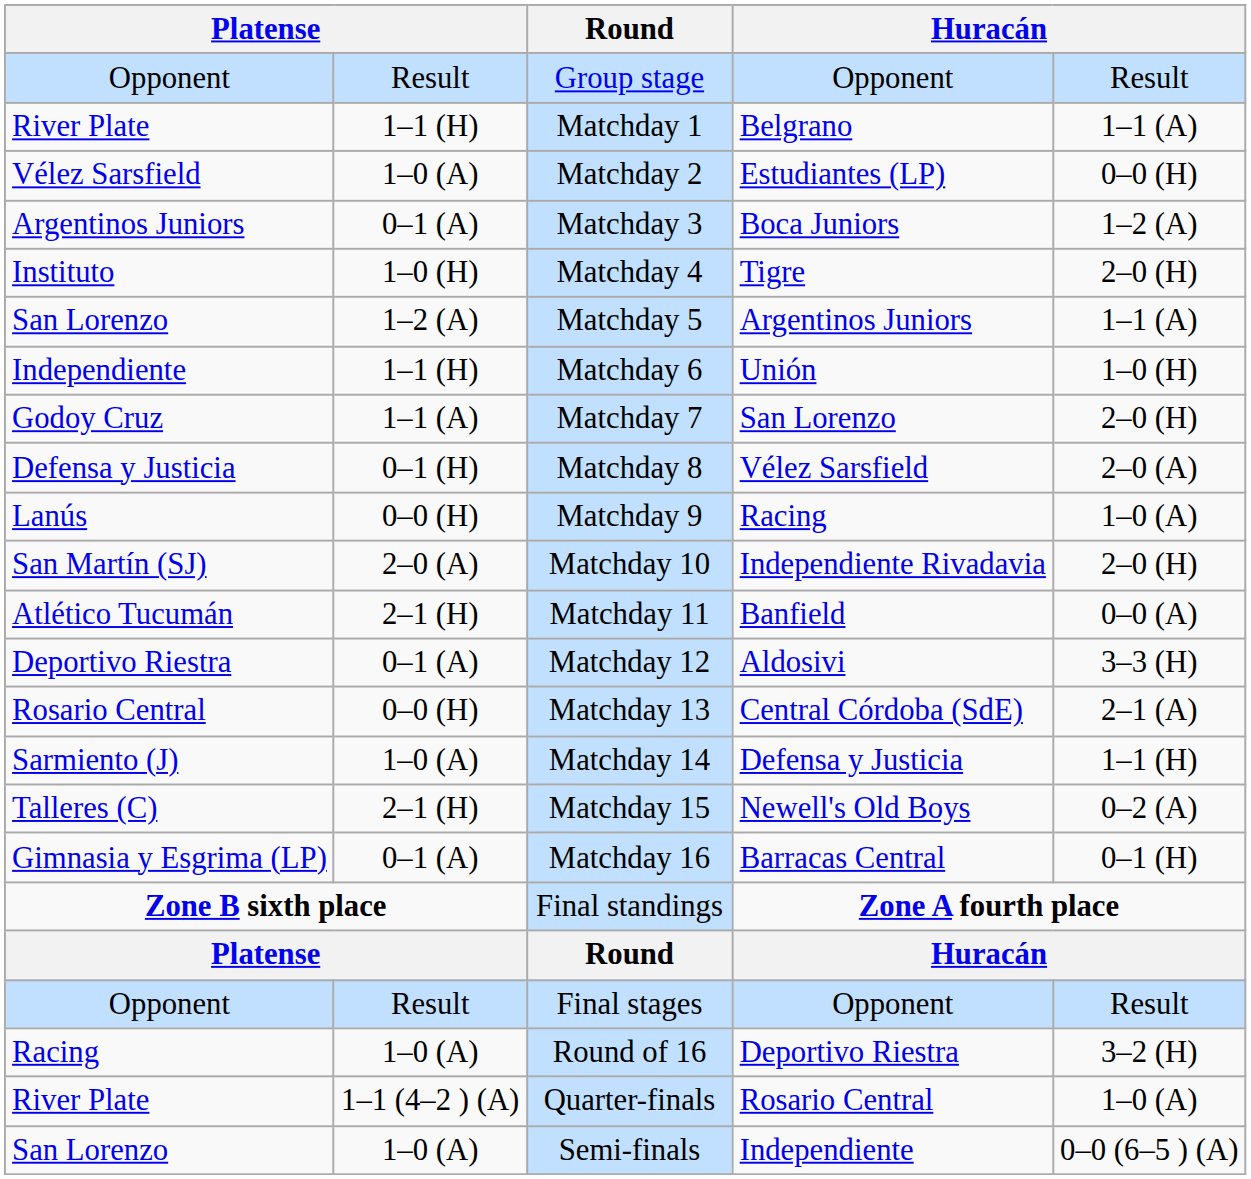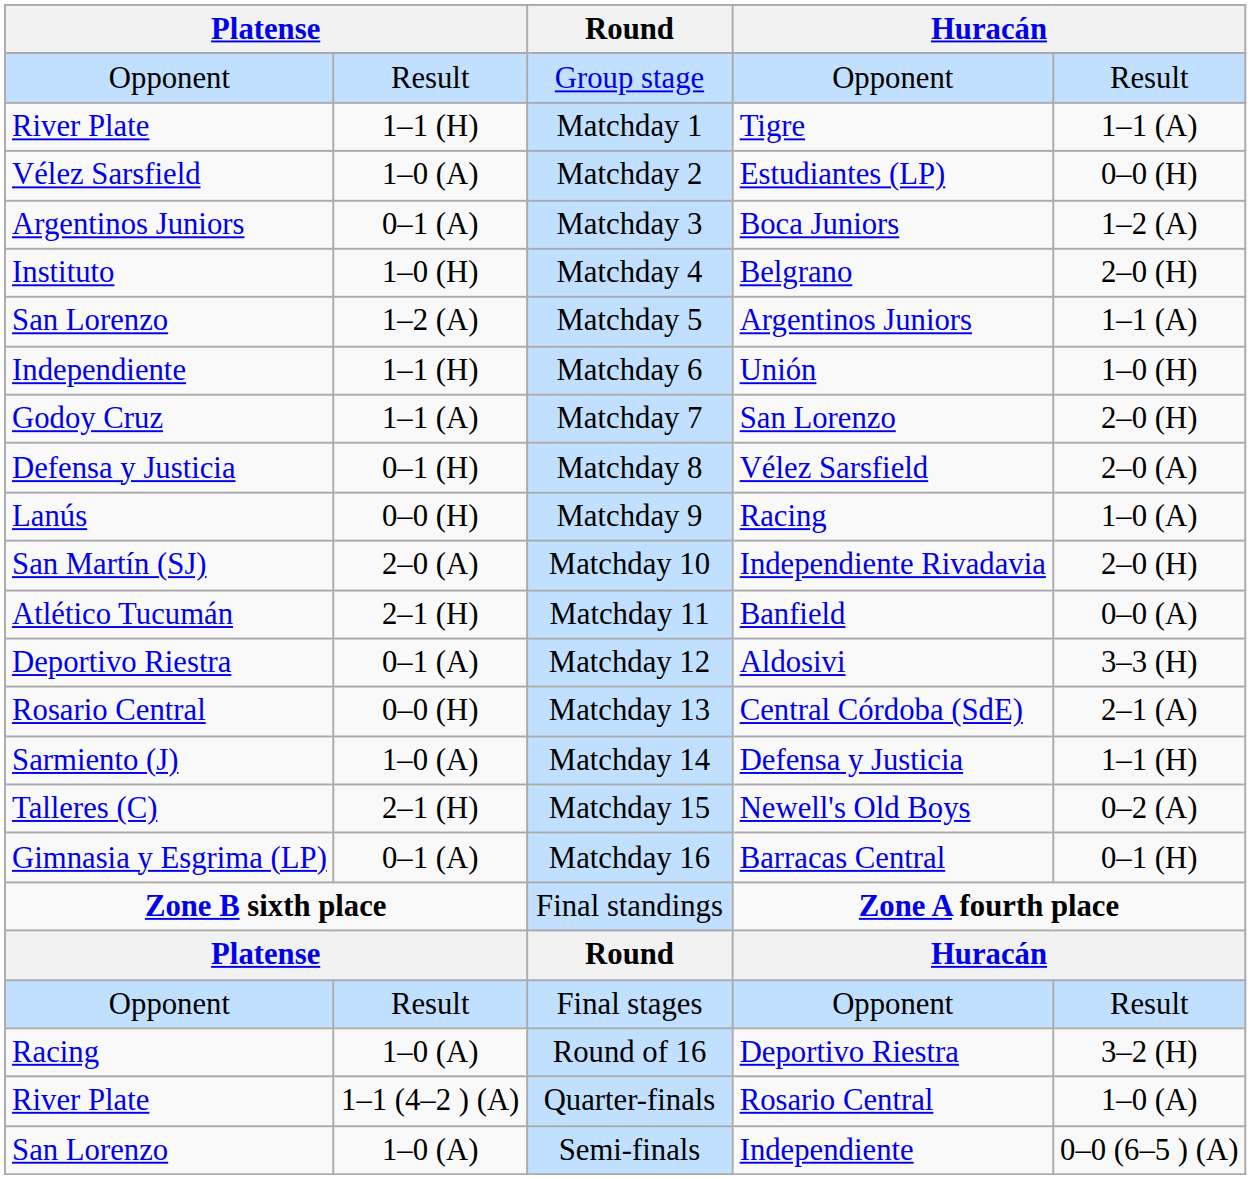(796, 126) Belgrano -> (772, 126) Tigre
(772, 272) Tigre -> (796, 272) Belgrano
